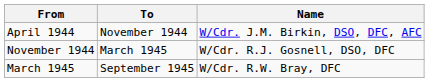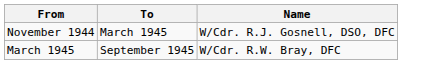- row: (41, 32)
